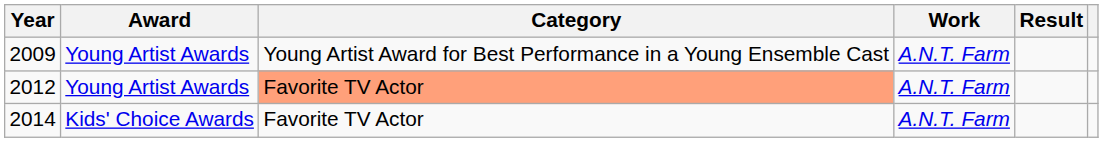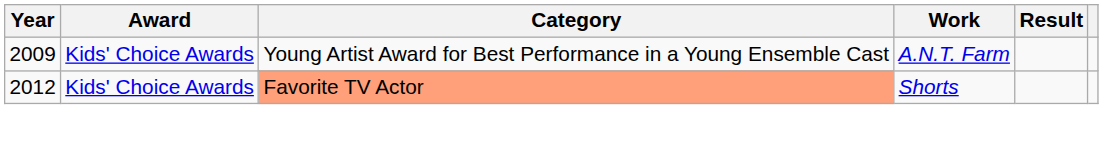(157, 53) Young Artist Awards -> (160, 53) Kids' Choice Awards
(157, 86) Young Artist Awards -> (160, 86) Kids' Choice Awards
(954, 86) A.N.T. Farm -> (929, 86) Shorts
- row: (33, 119)
